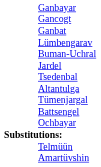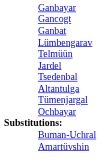rows swapped: (55, 146) <-> (67, 54)
- row: (59, 111)
